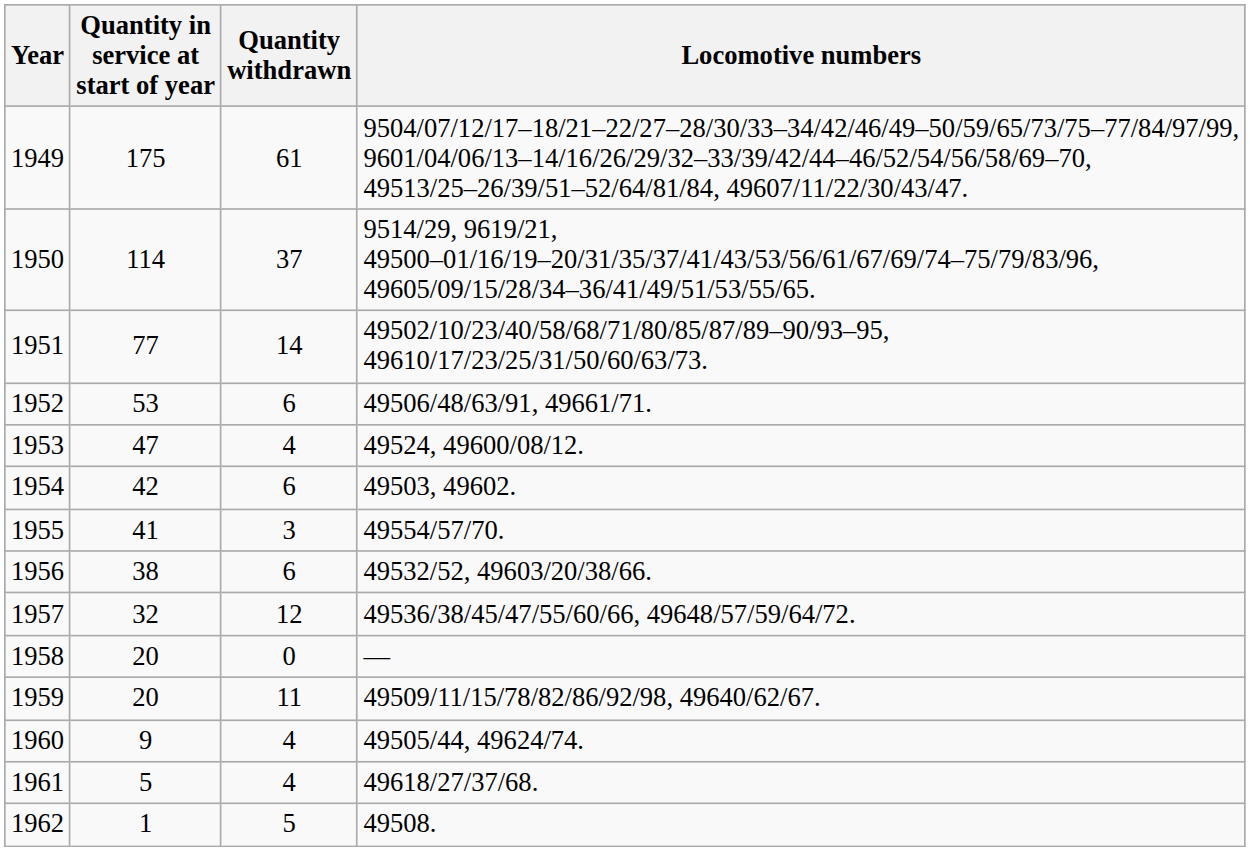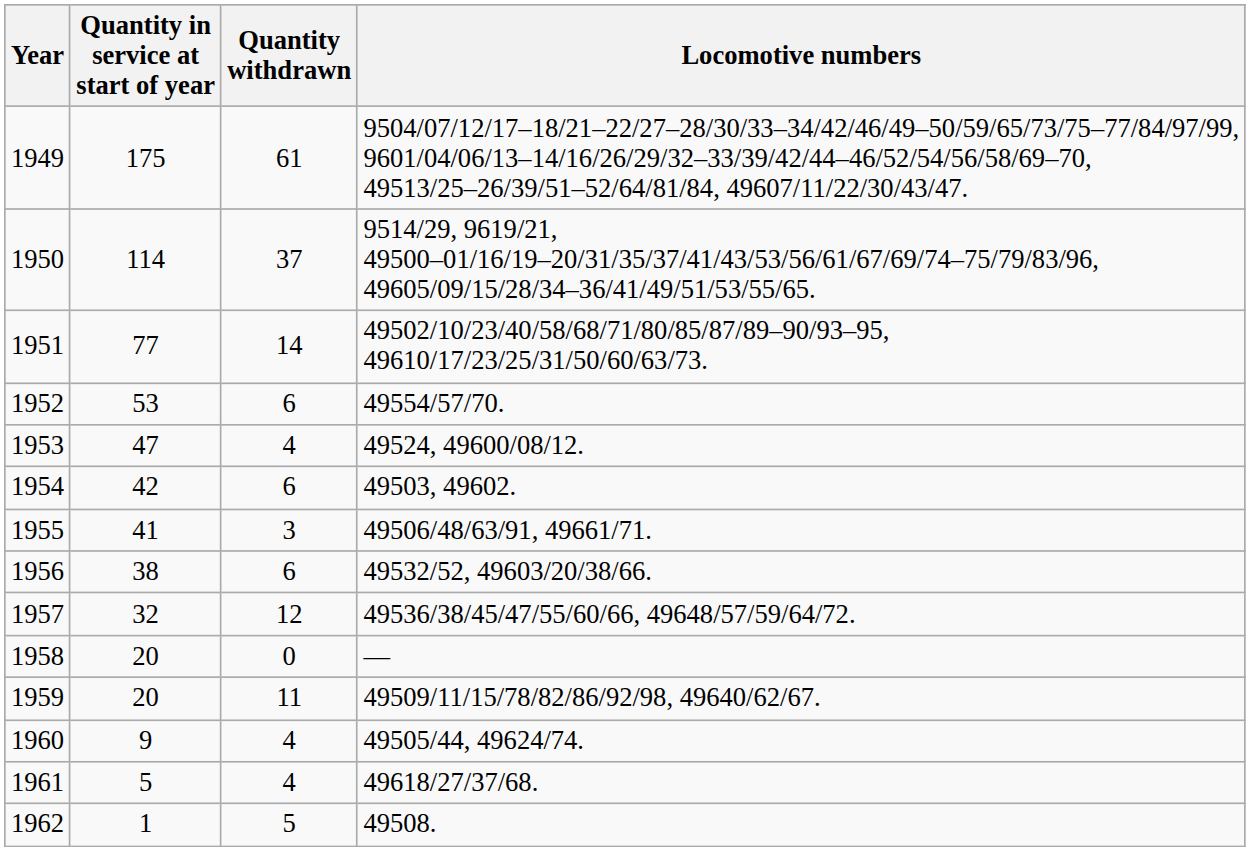(508, 403) 49506/48/63/91, 49661/71. -> (434, 403) 49554/57/70.
(434, 529) 49554/57/70. -> (508, 529) 49506/48/63/91, 49661/71.
